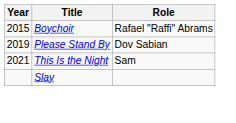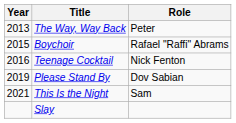+ row: (80, 28)
+ row: (74, 61)
